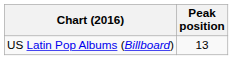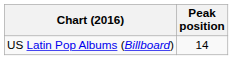(202, 45) 13 -> (202, 45) 14
